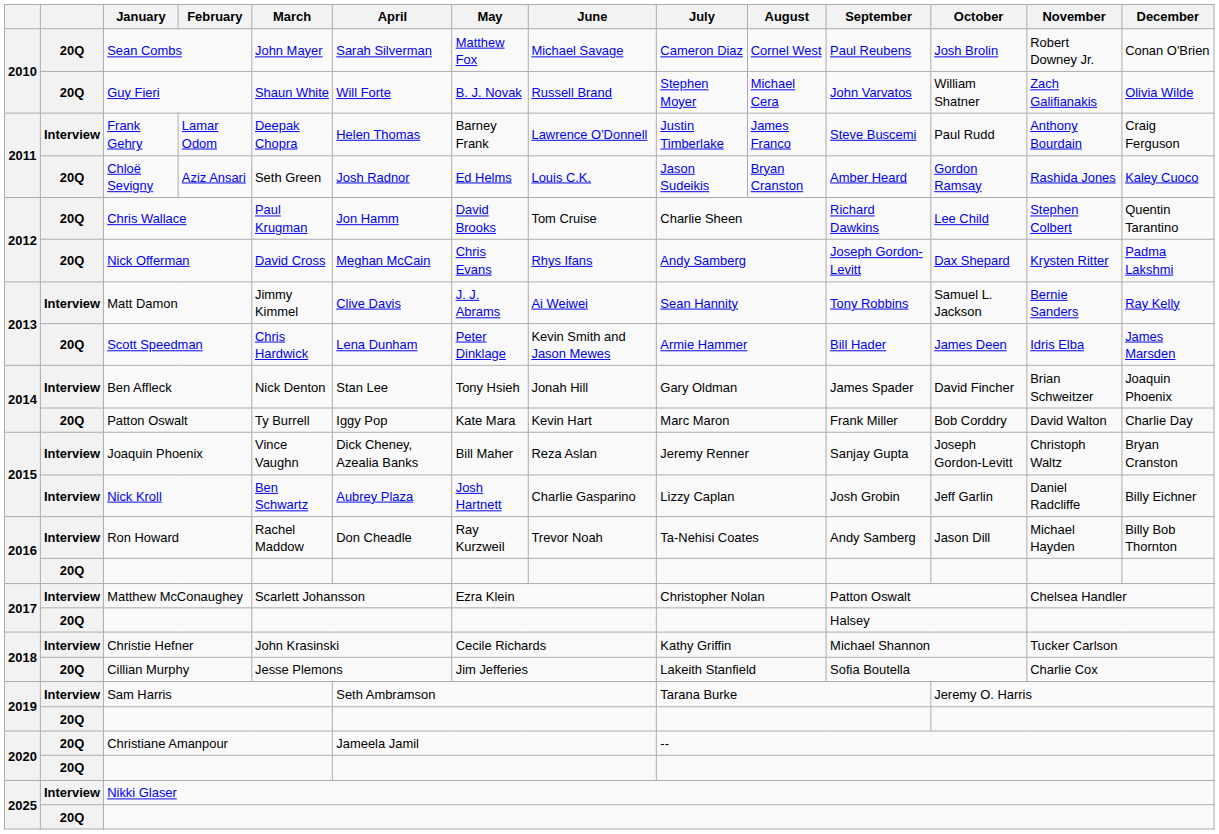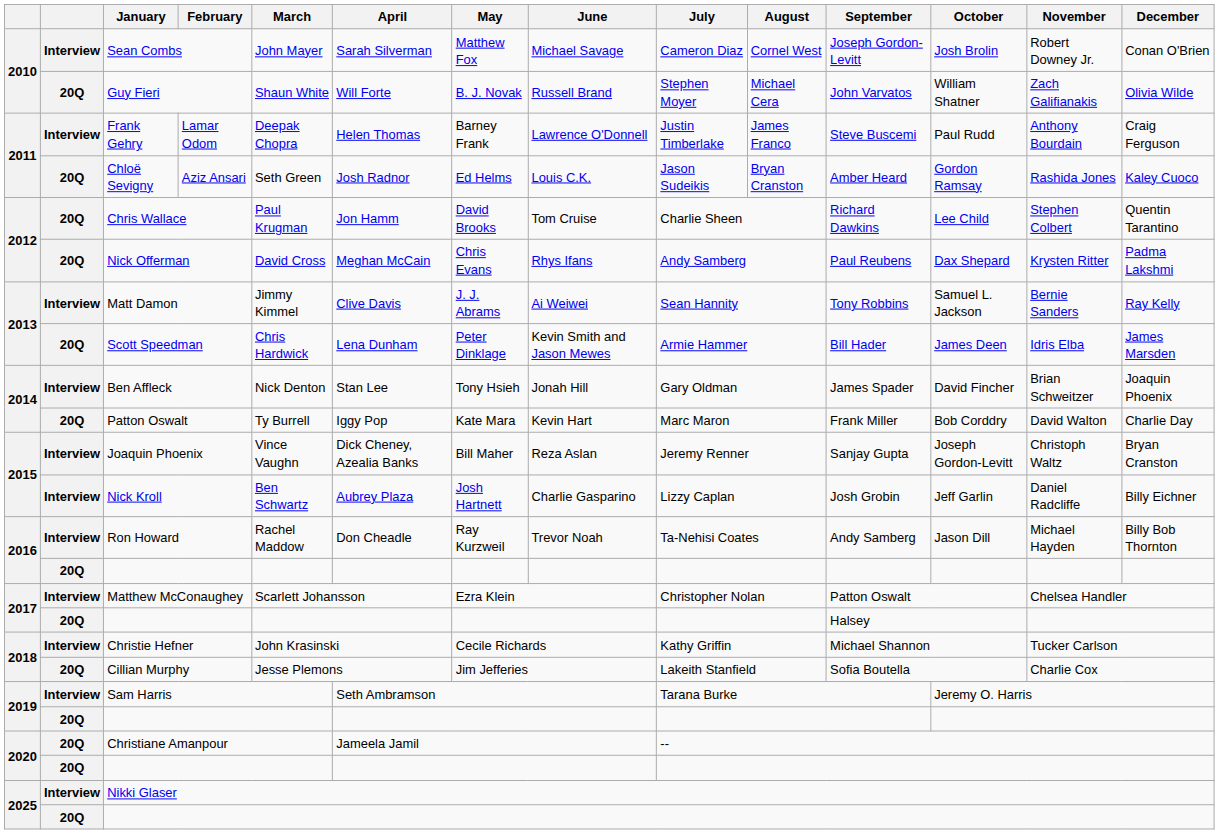(72, 51) 20Q -> (72, 51) Interview
(871, 51) Paul Reubens -> (876, 51) Joseph Gordon-Levitt
(876, 261) Joseph Gordon-Levitt -> (871, 261) Paul Reubens
